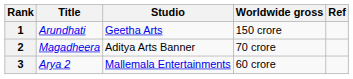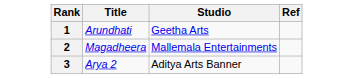- column: (280, 13)
(150, 47) Aditya Arts Banner -> (214, 47) Mallemala Entertainments
(168, 64) Mallemala Entertainments -> (196, 64) Aditya Arts Banner
